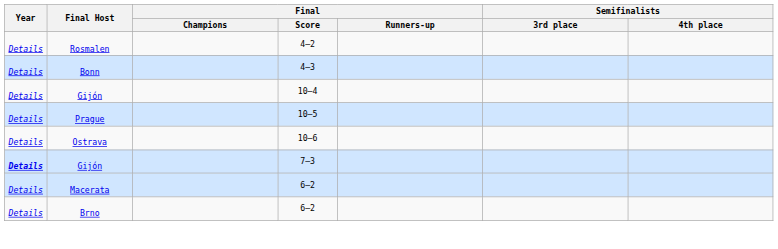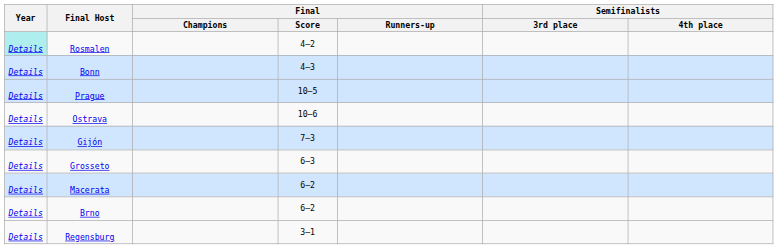(26, 48) no background -> (26, 48) paleturquoise background
- row: (90, 95)
(26, 166) bold -> (26, 142) normal
+ row: (90, 166)
+ row: (90, 237)
